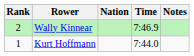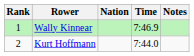(18, 28) 2 -> (18, 28) 1
(18, 43) 1 -> (18, 43) 2
